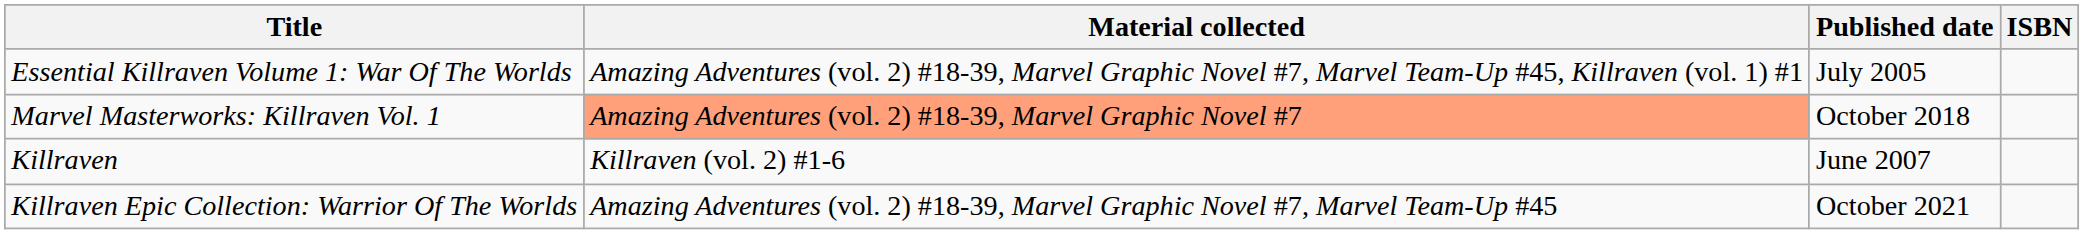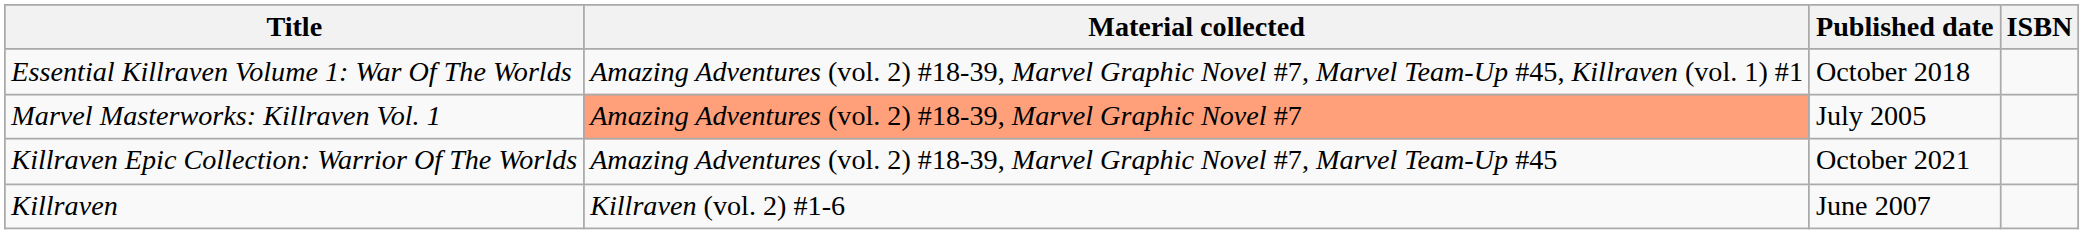(1871, 71) July 2005 -> (1893, 71) October 2018
(1893, 116) October 2018 -> (1871, 116) July 2005
rows swapped: (294, 205) <-> (65, 160)
